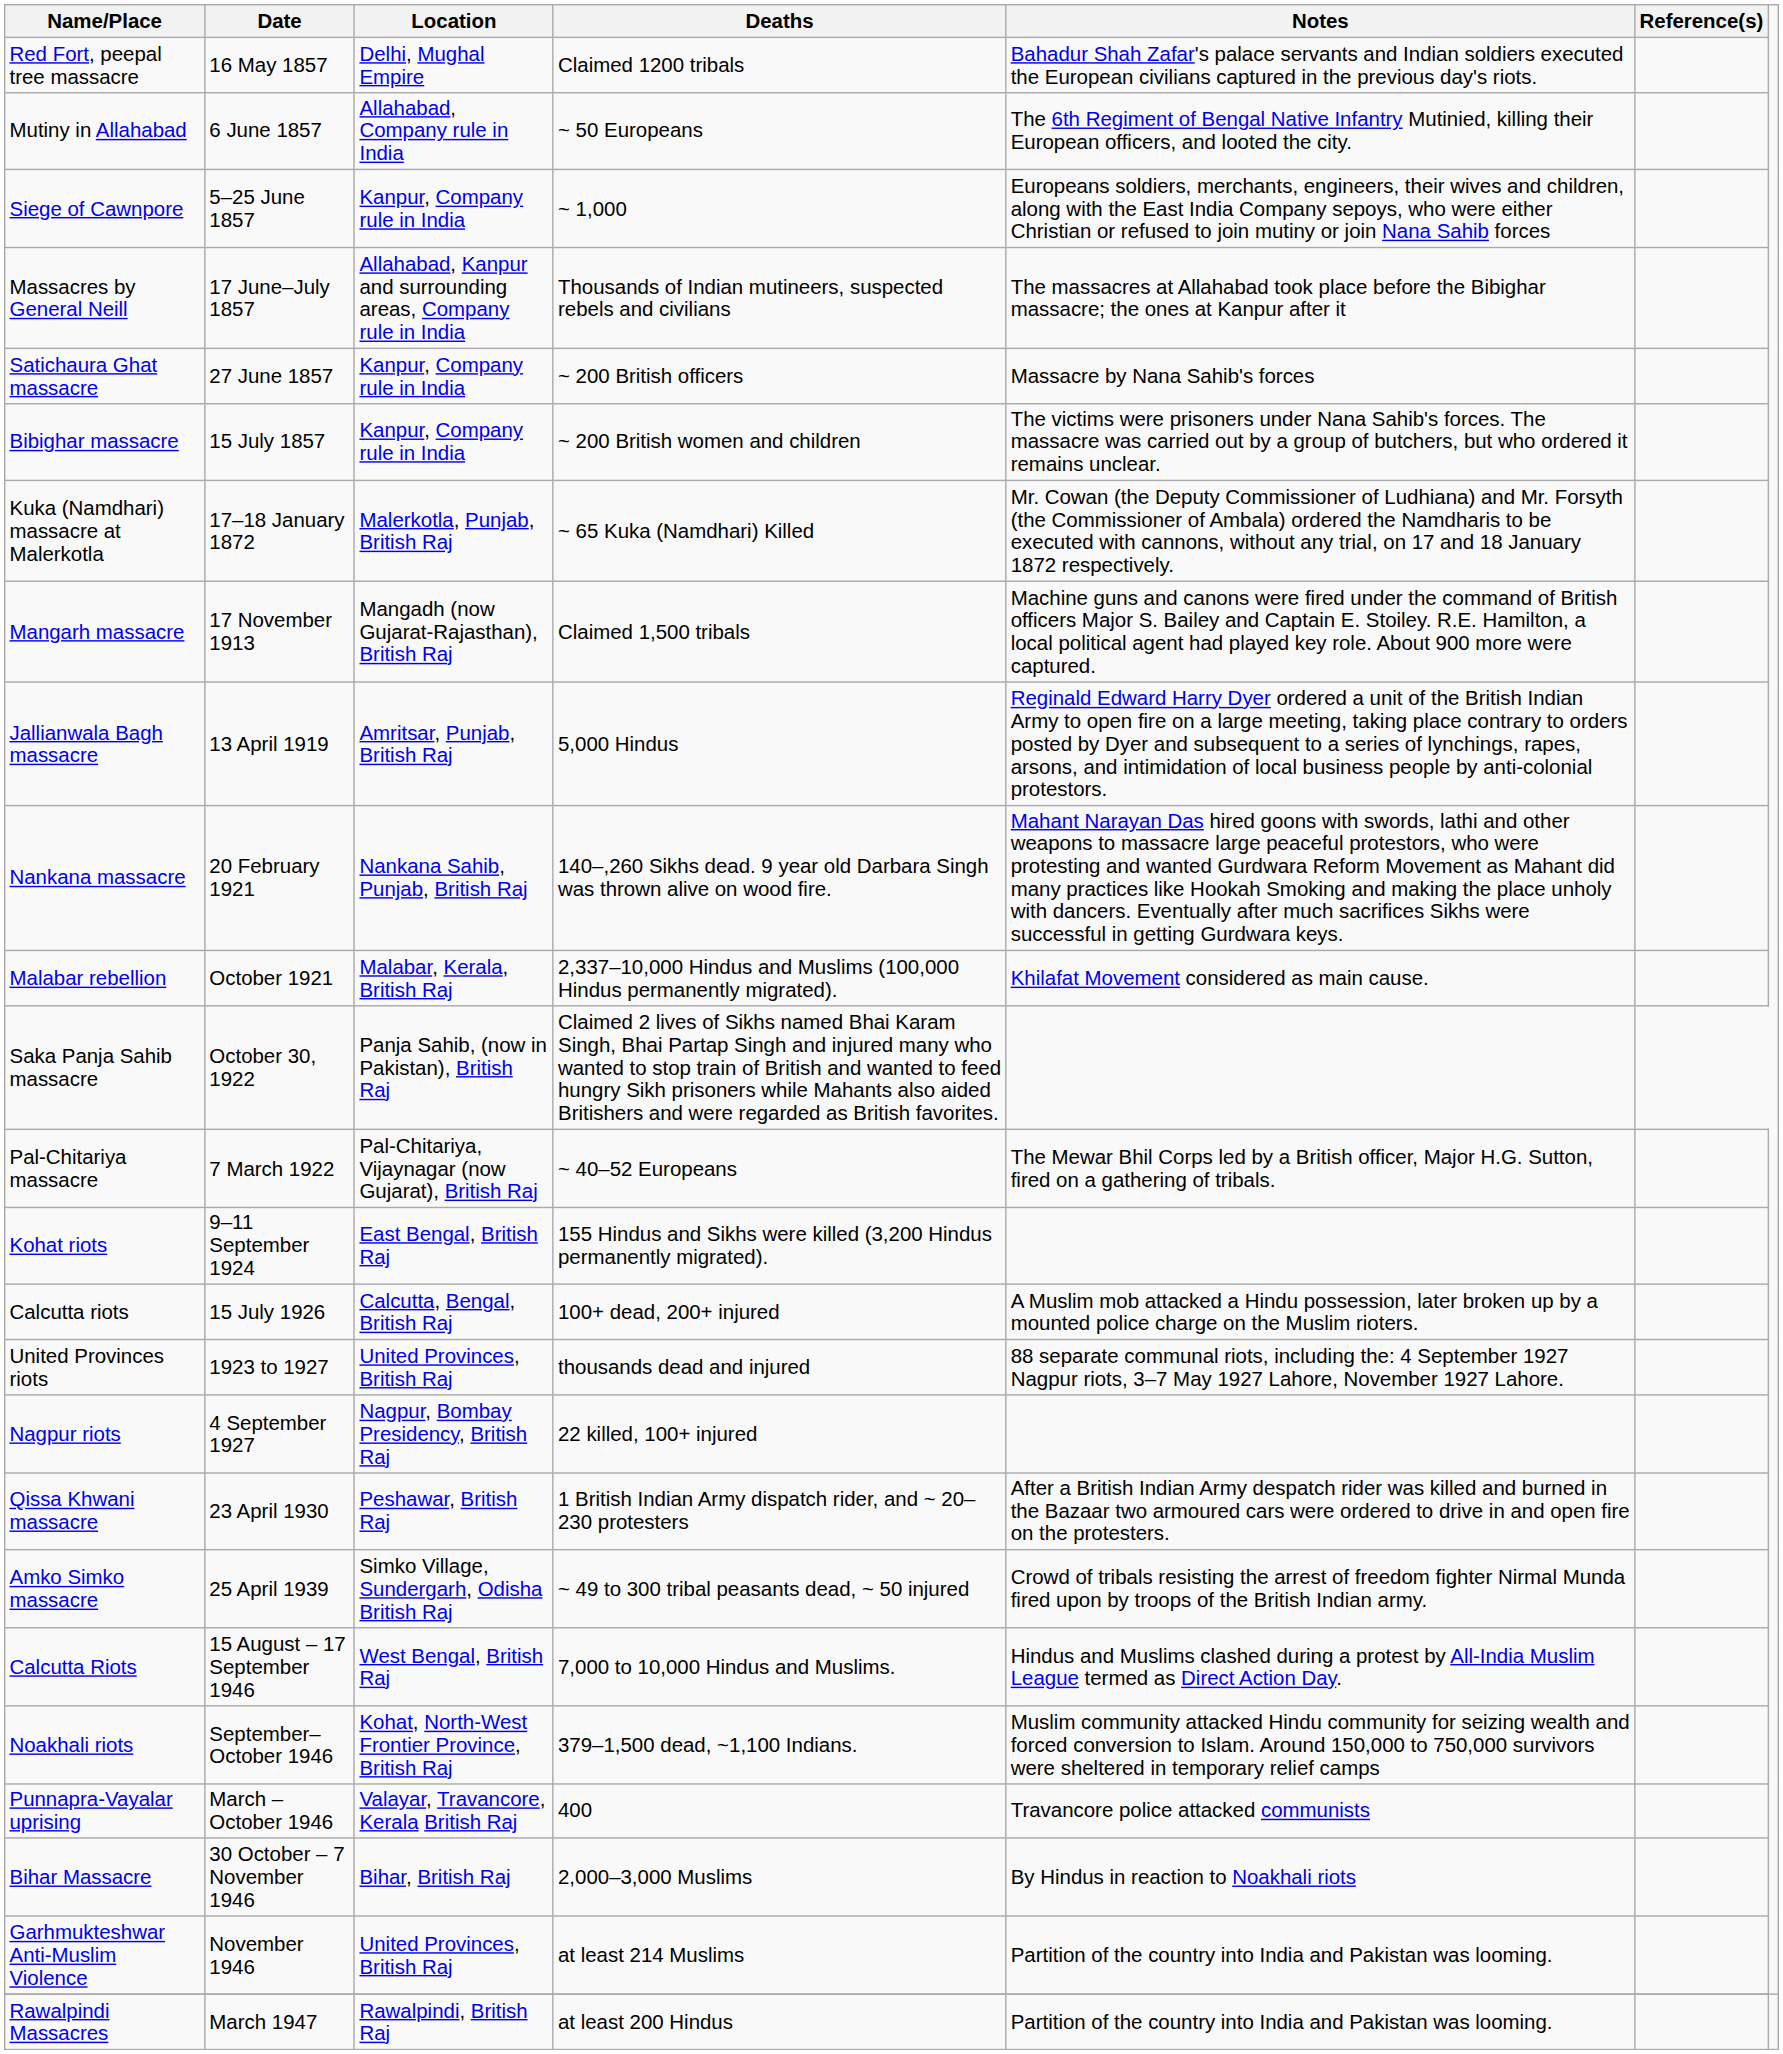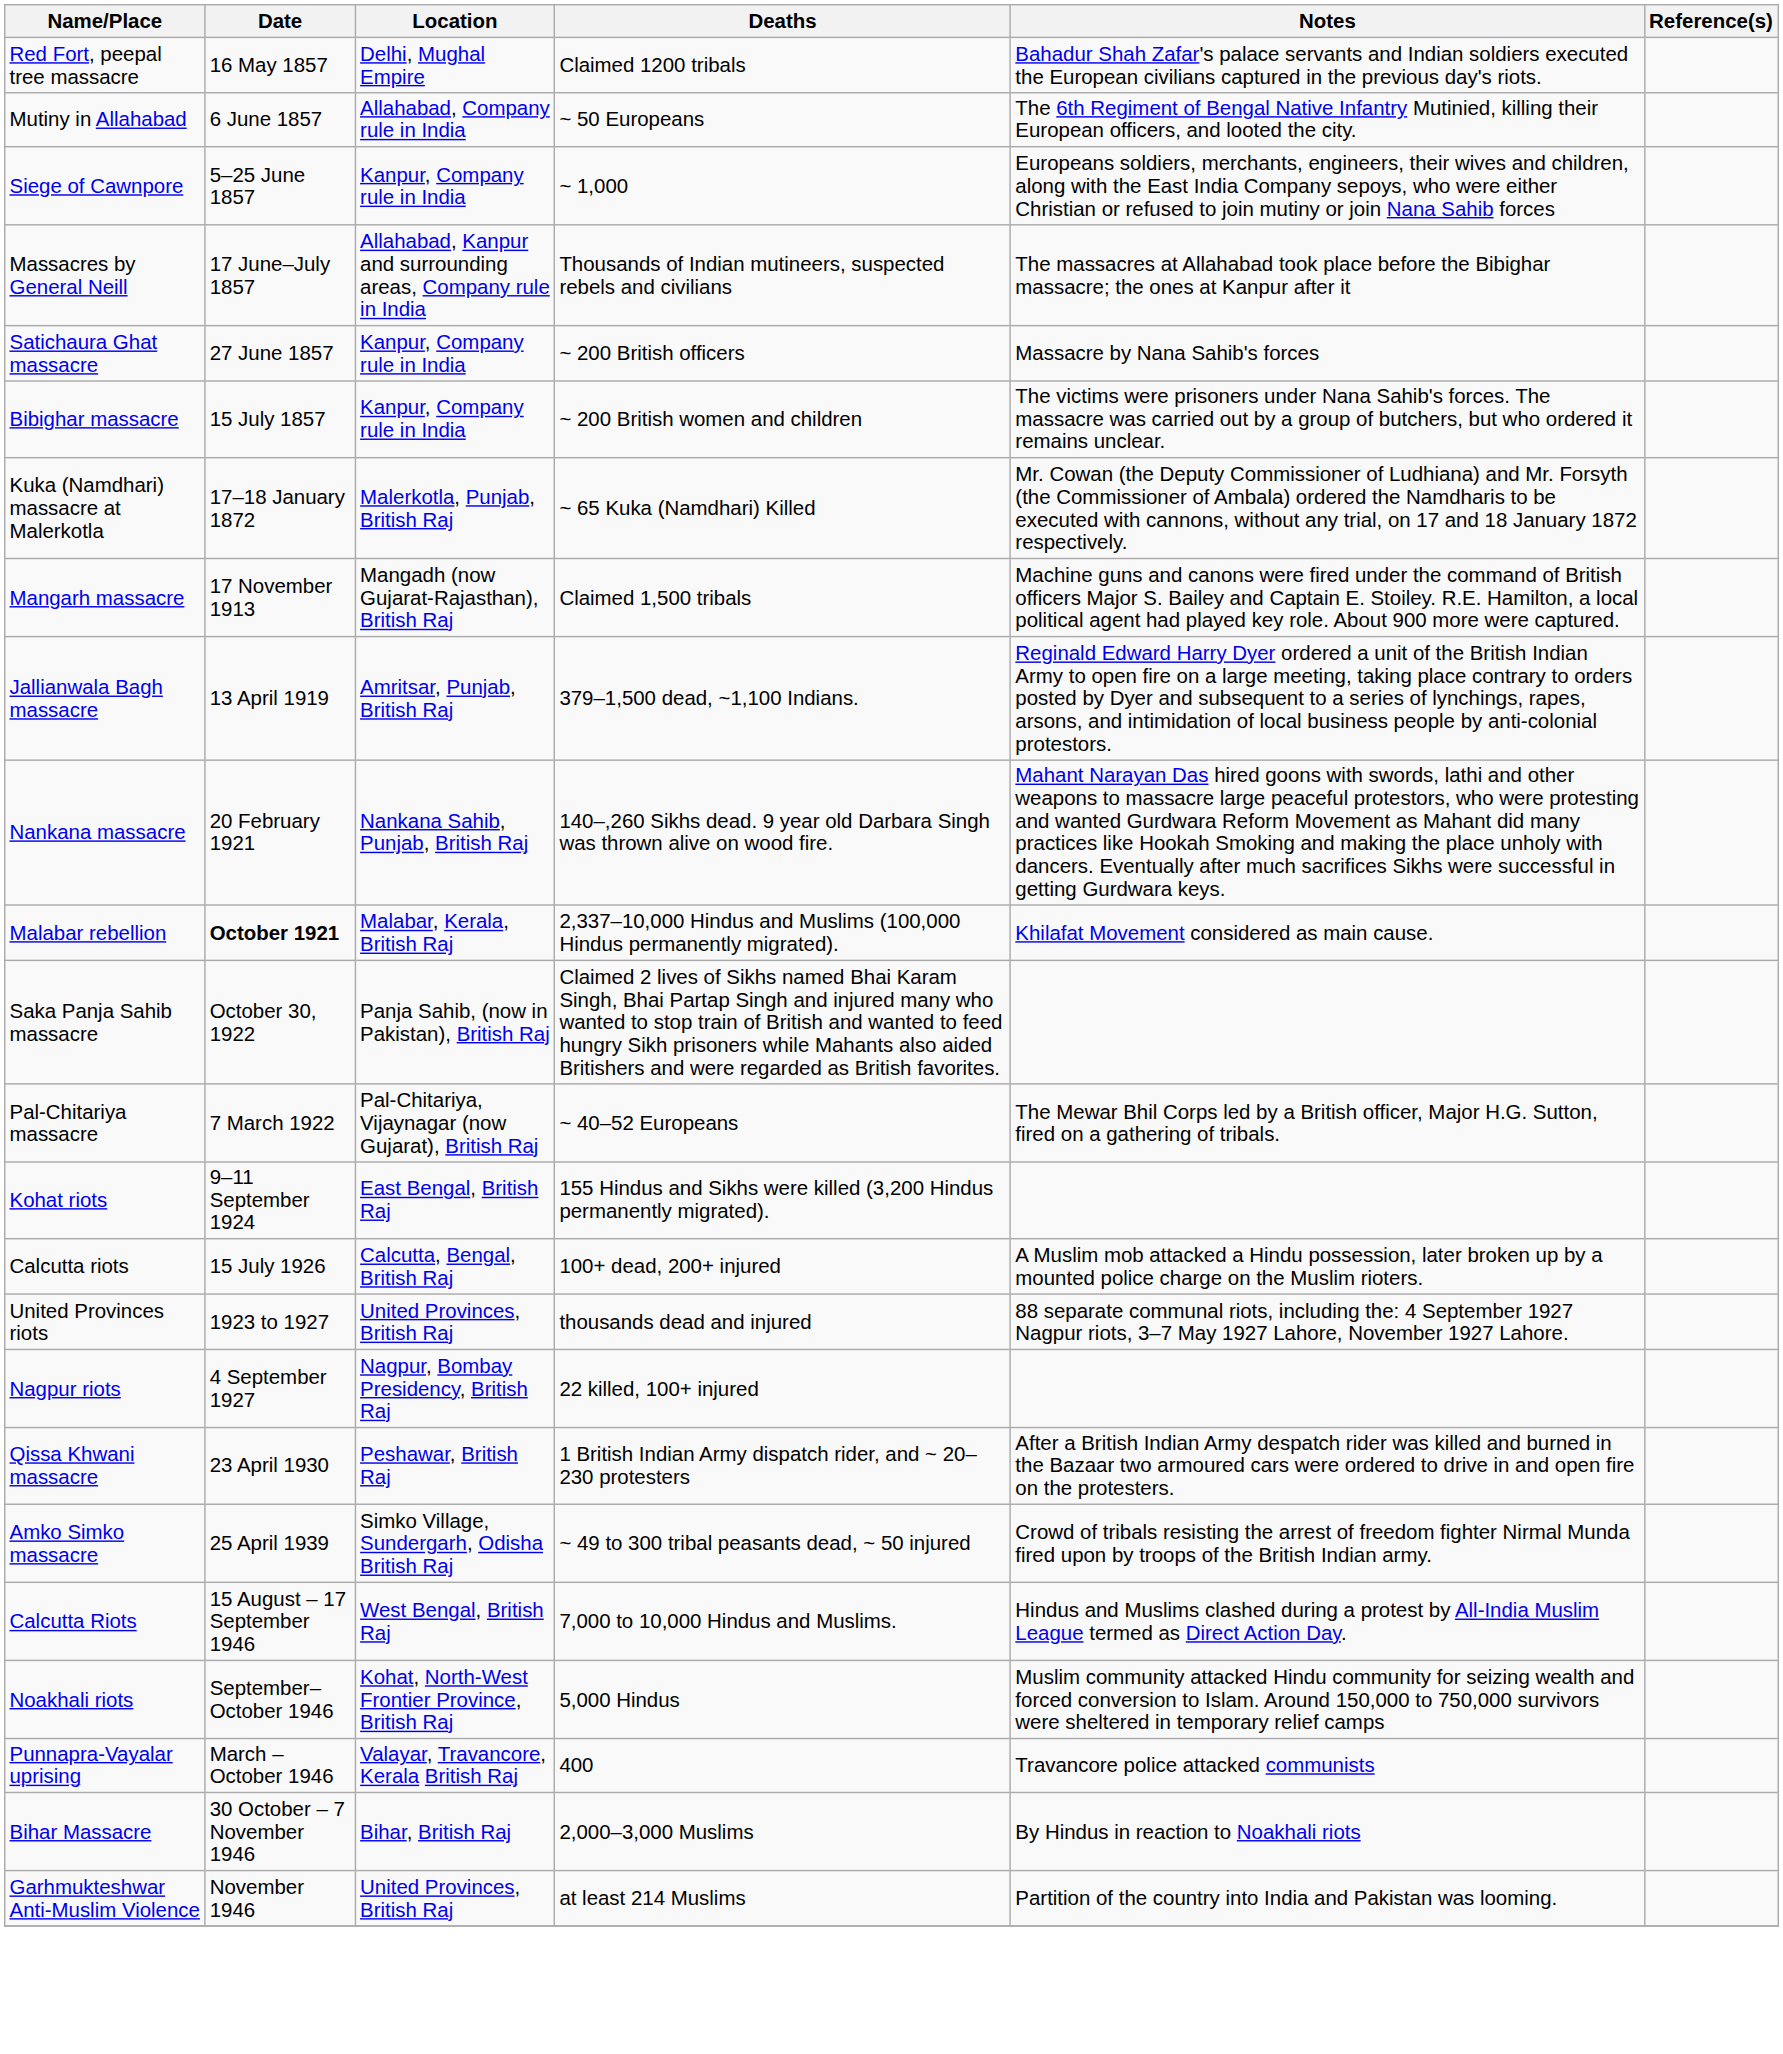(618, 744) 5,000 Hindus -> (709, 698) 379–1,500 dead, ~1,100 Indians.
(271, 979) normal -> (274, 933) bold
(708, 1745) 379–1,500 dead, ~1,100 Indians. -> (620, 1699) 5,000 Hindus
- row: (59, 2022)
